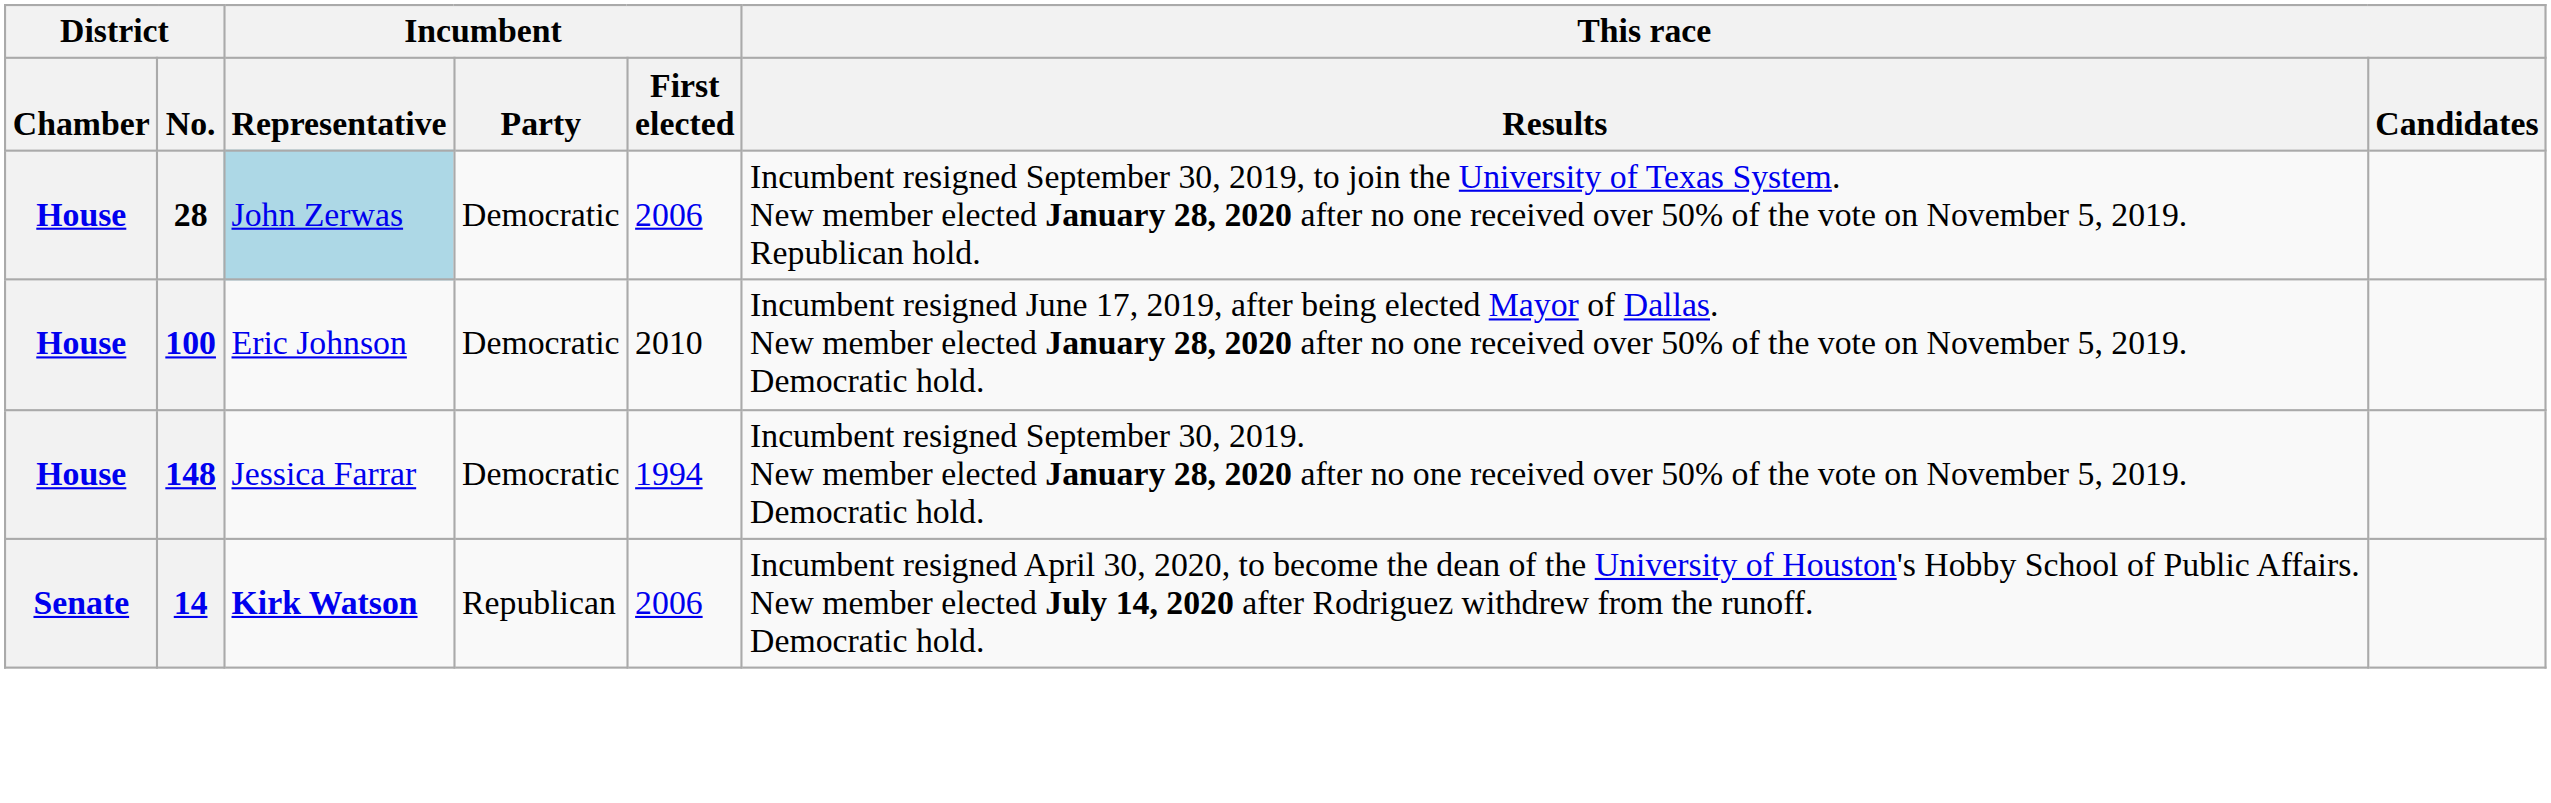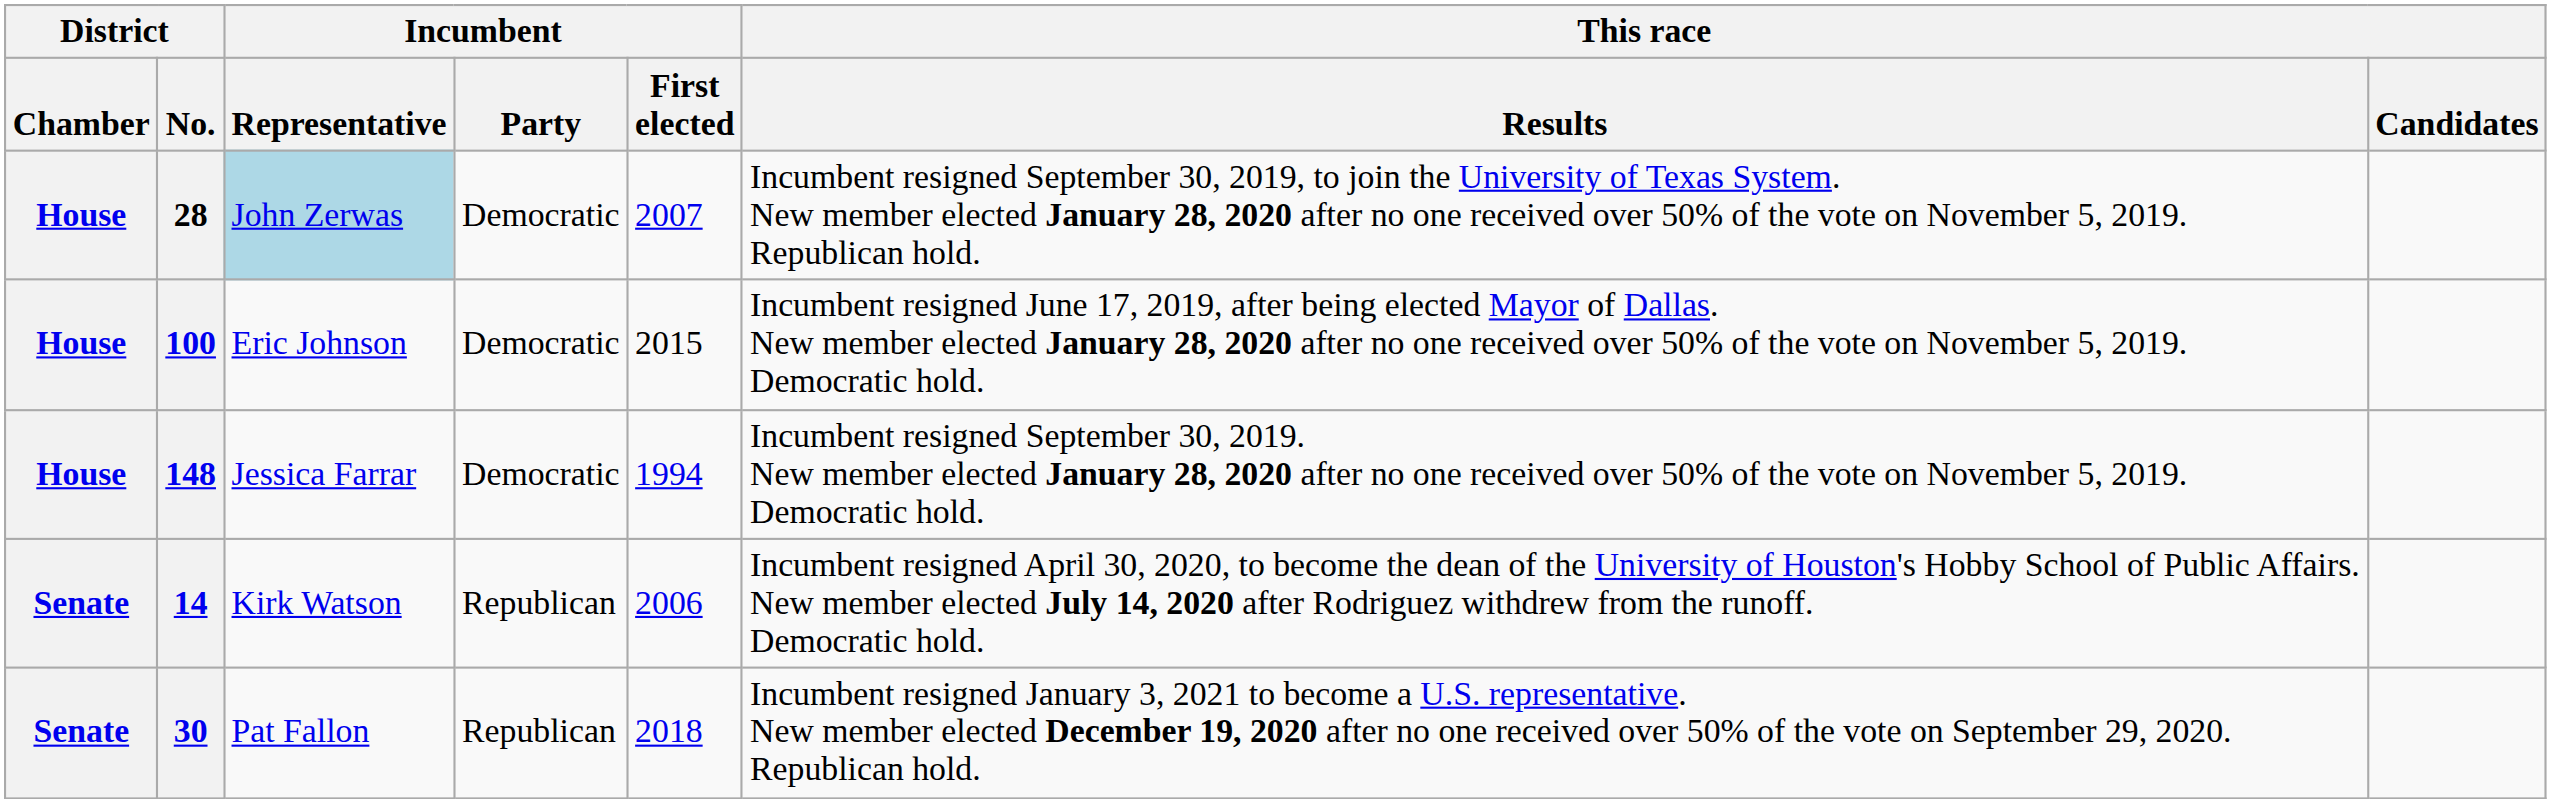(669, 214) 2006 -> (669, 214) 2007
(669, 343) 2010 -> (669, 343) 2015
(325, 602) bold -> (317, 602) normal
+ row: (191, 732)
